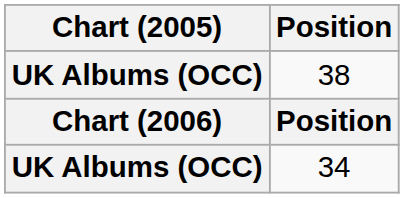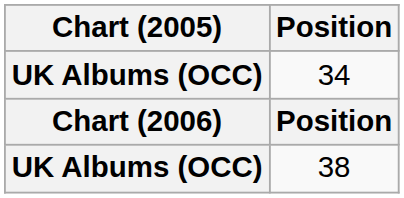rows swapped: (334, 167) <-> (334, 74)
